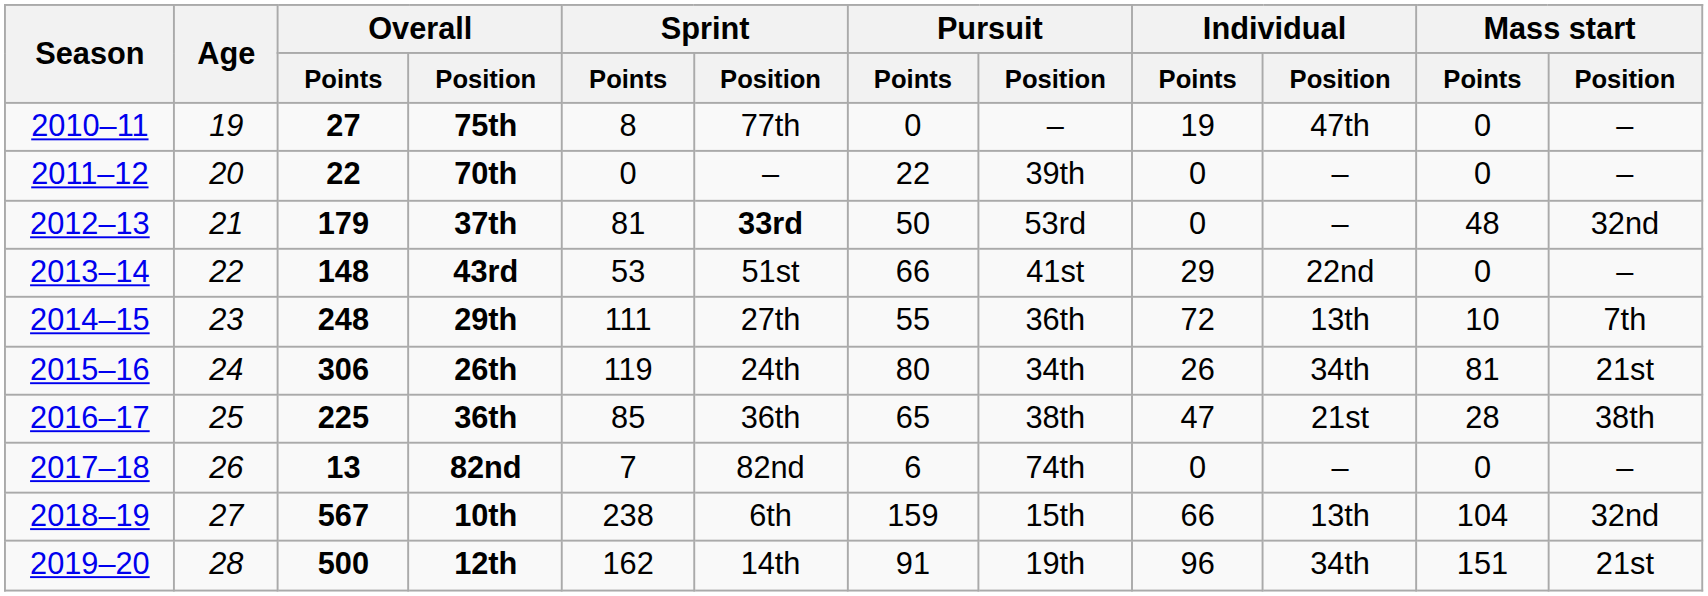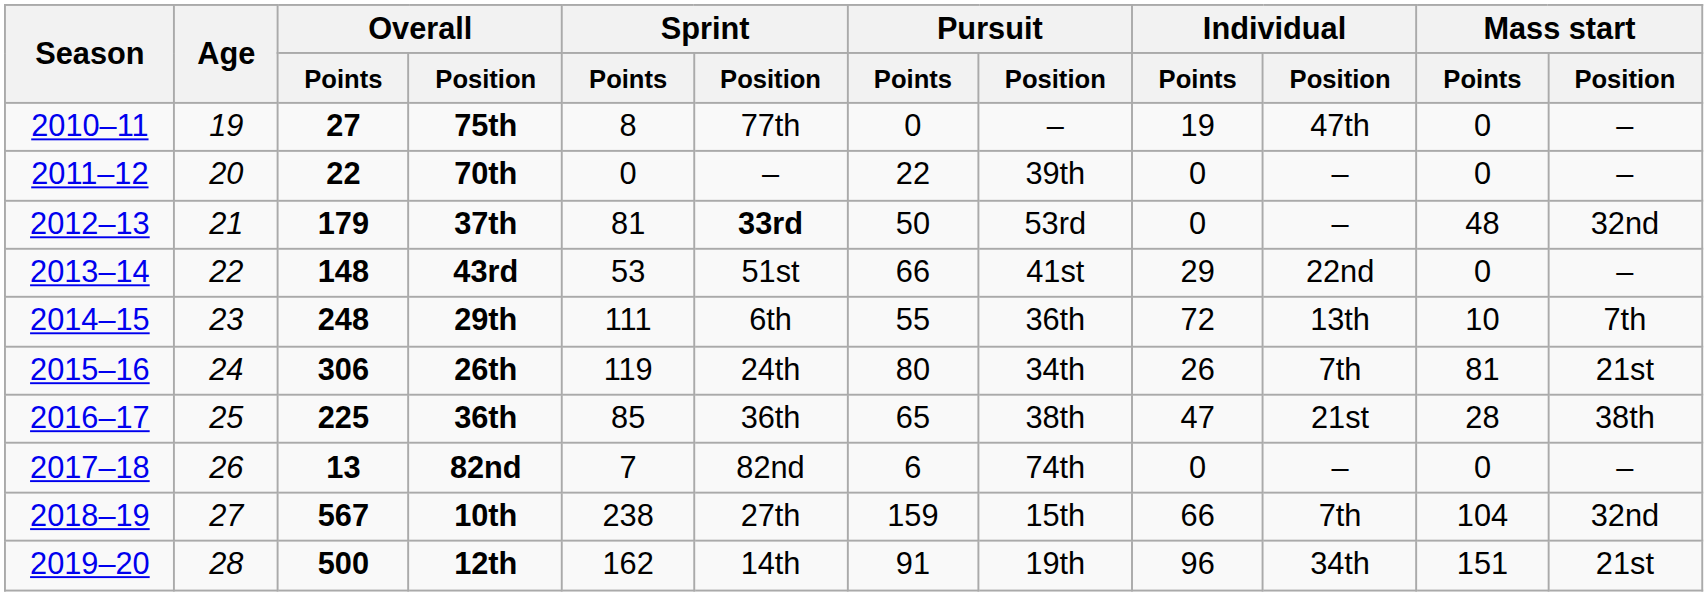(771, 321) 27th -> (771, 321) 6th
(1340, 369) 34th -> (1340, 369) 7th
(771, 516) 6th -> (771, 516) 27th
(1340, 516) 13th -> (1340, 516) 7th
